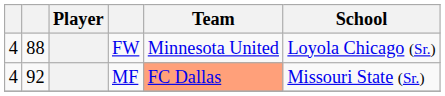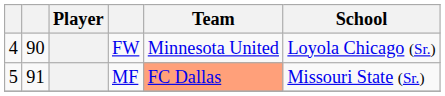(35, 47) 88 -> (35, 47) 90
(13, 76) 4 -> (13, 76) 5
(35, 76) 92 -> (35, 76) 91
